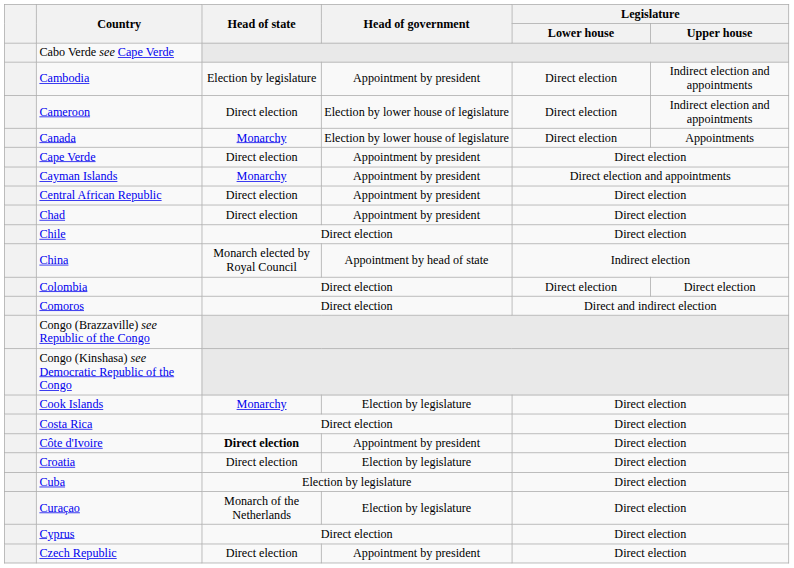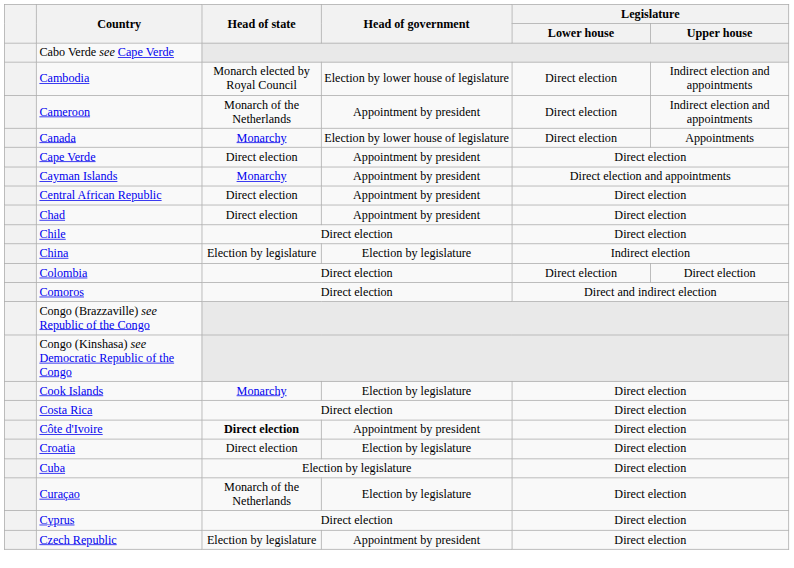(262, 78) Election by legislature -> (262, 78) Monarch elected by Royal Council
(417, 78) Appointment by president -> (417, 78) Election by lower house of legislature
(262, 111) Direct election -> (262, 111) Monarch of the Netherlands
(417, 111) Election by lower house of legislature -> (417, 111) Appointment by president
(262, 260) Monarch elected by Royal Council -> (262, 253) Election by legislature
(417, 260) Appointment by head of state -> (417, 253) Election by legislature
(262, 553) Direct election -> (262, 539) Election by legislature
